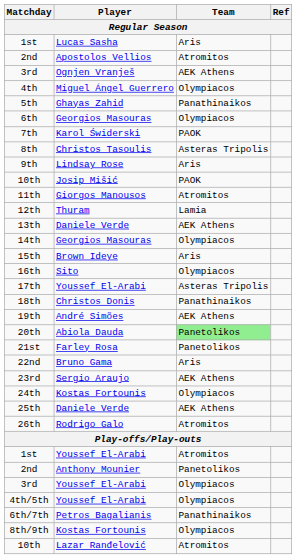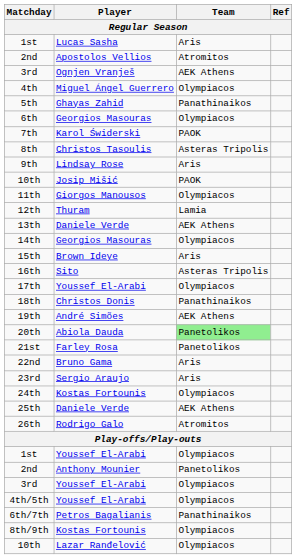(204, 195) Atromitos -> (206, 195) Olympiacos
(206, 271) Olympiacos -> (223, 271) Asteras Tripolis
(223, 287) Asteras Tripolis -> (206, 287) Olympiacos
(206, 378) AEK Athens -> (190, 378) Aris
(204, 454) Atromitos -> (206, 454) Olympiacos
(204, 546) Atromitos -> (206, 546) Olympiacos
